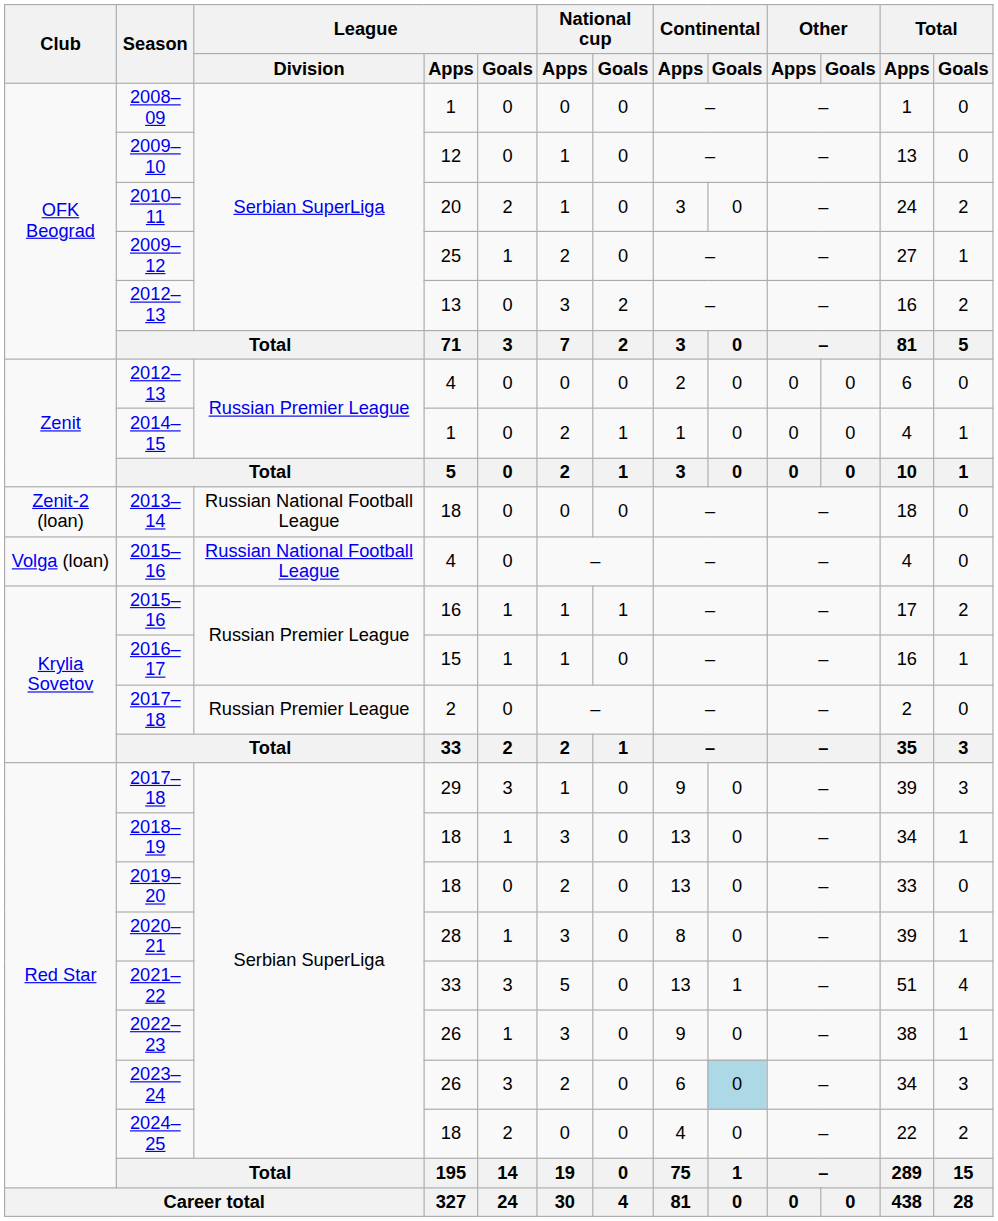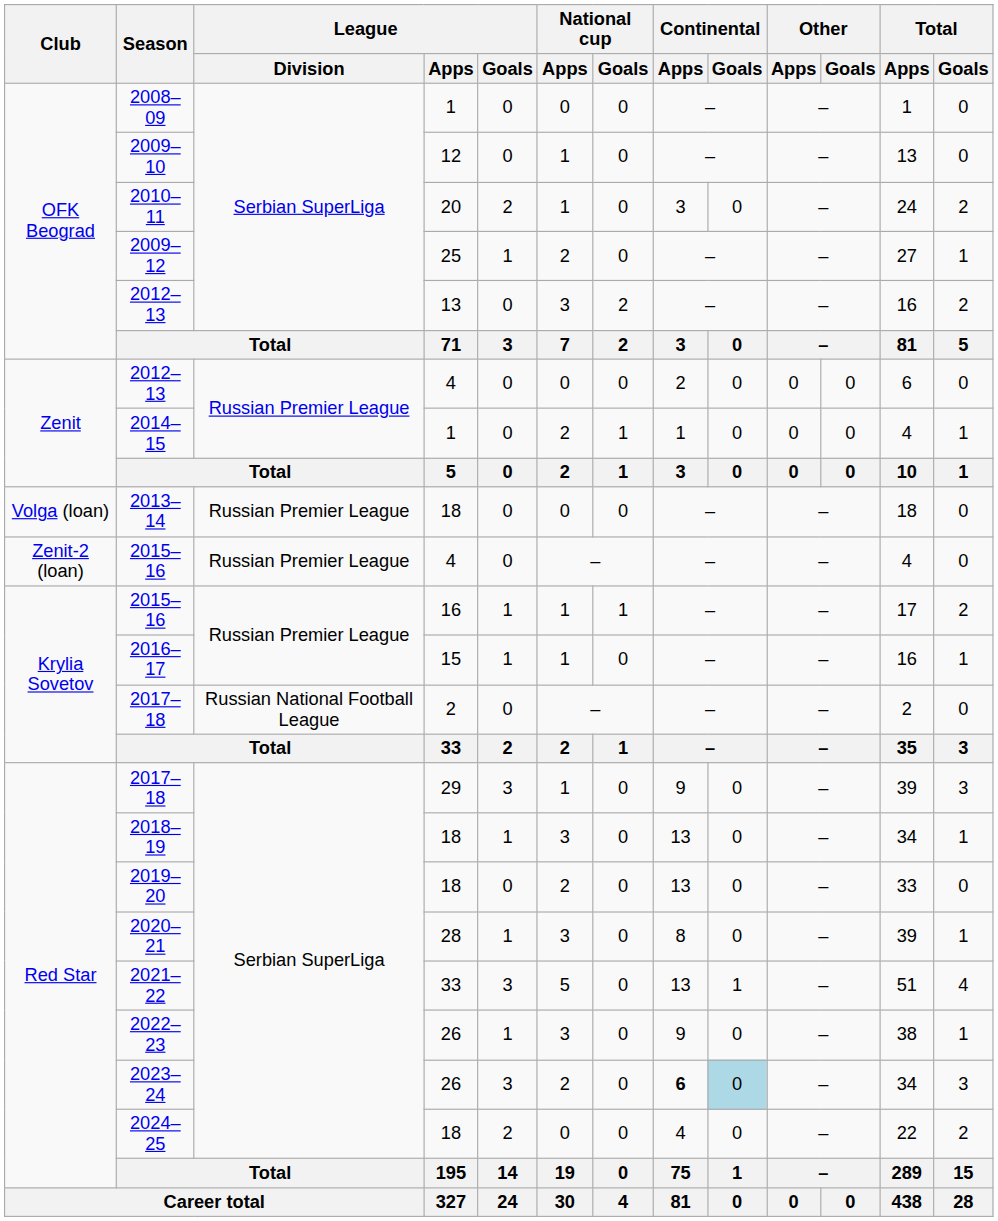(61, 511) Zenit-2 (loan) -> (61, 511) Volga (loan)
(309, 511) Russian National Football League -> (309, 511) Russian Premier League
(61, 561) Volga (loan) -> (61, 561) Zenit-2 (loan)
(309, 561) Russian National Football League -> (309, 561) Russian Premier League
(309, 709) Russian Premier League -> (309, 709) Russian National Football League
(681, 1084) normal -> (681, 1084) bold
